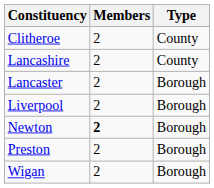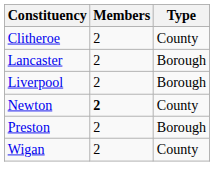- row: (39, 60)
(181, 127) Borough -> (177, 104) County
(181, 171) Borough -> (177, 149) County
